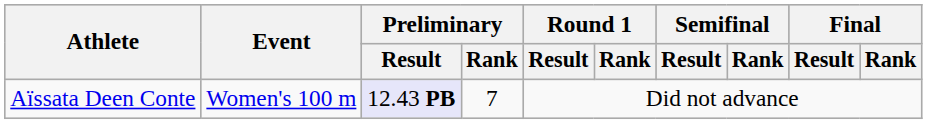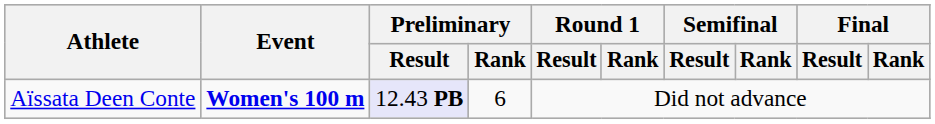(281, 99) normal -> (285, 99) bold
(492, 99) 7 -> (500, 99) 6
